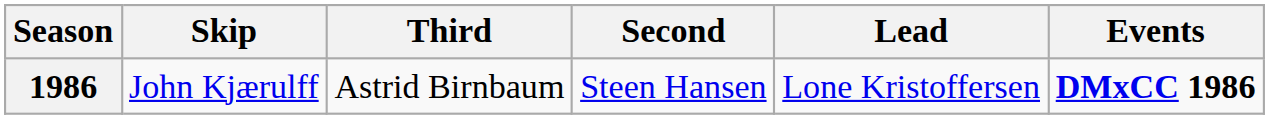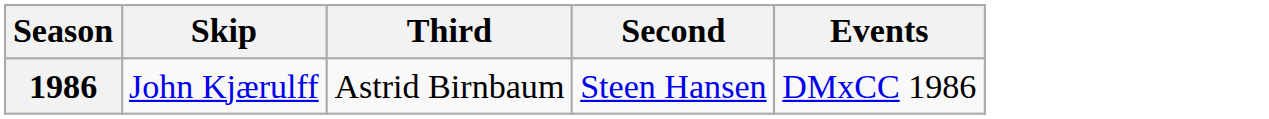- column: (911, 31)
(1156, 85) bold -> (879, 85) normal
